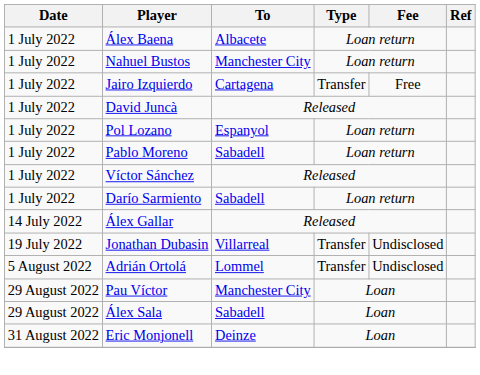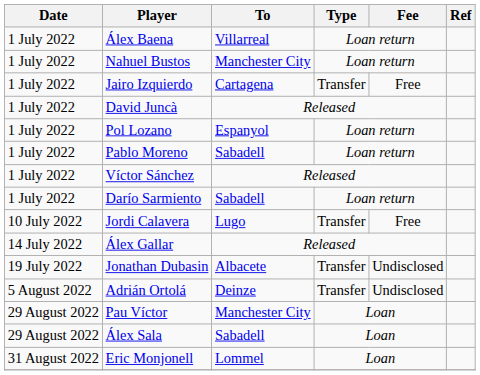(241, 38) Albacete -> (242, 38) Villarreal
+ row: (147, 221)
(242, 244) Villarreal -> (241, 267) Albacete
(239, 267) Lommel -> (235, 289) Deinze
(235, 335) Deinze -> (239, 358) Lommel
